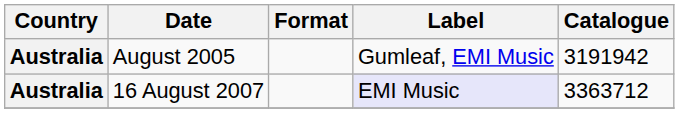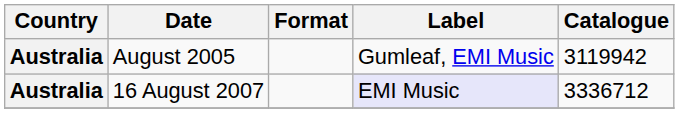(606, 56) 3191942 -> (605, 56) 3119942
(606, 90) 3363712 -> (606, 90) 3336712
